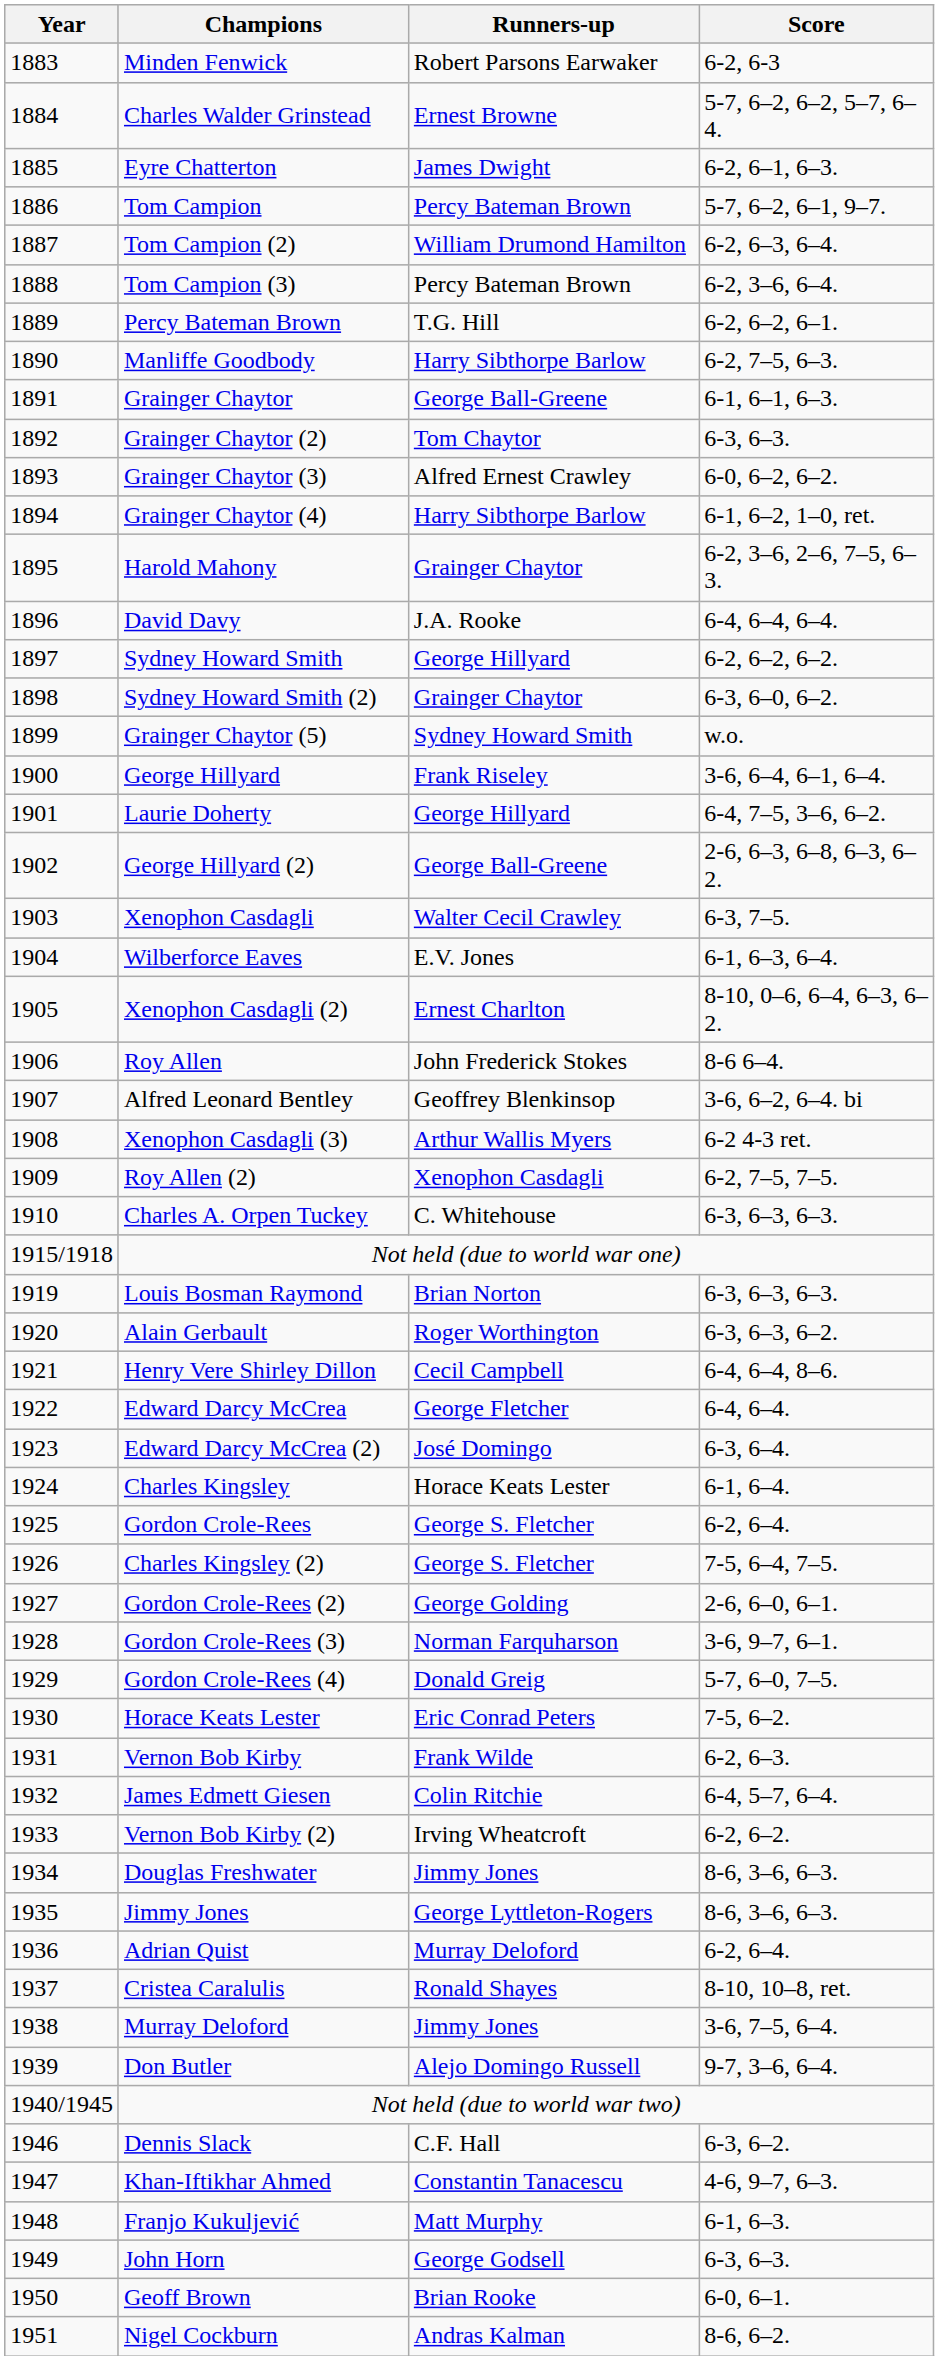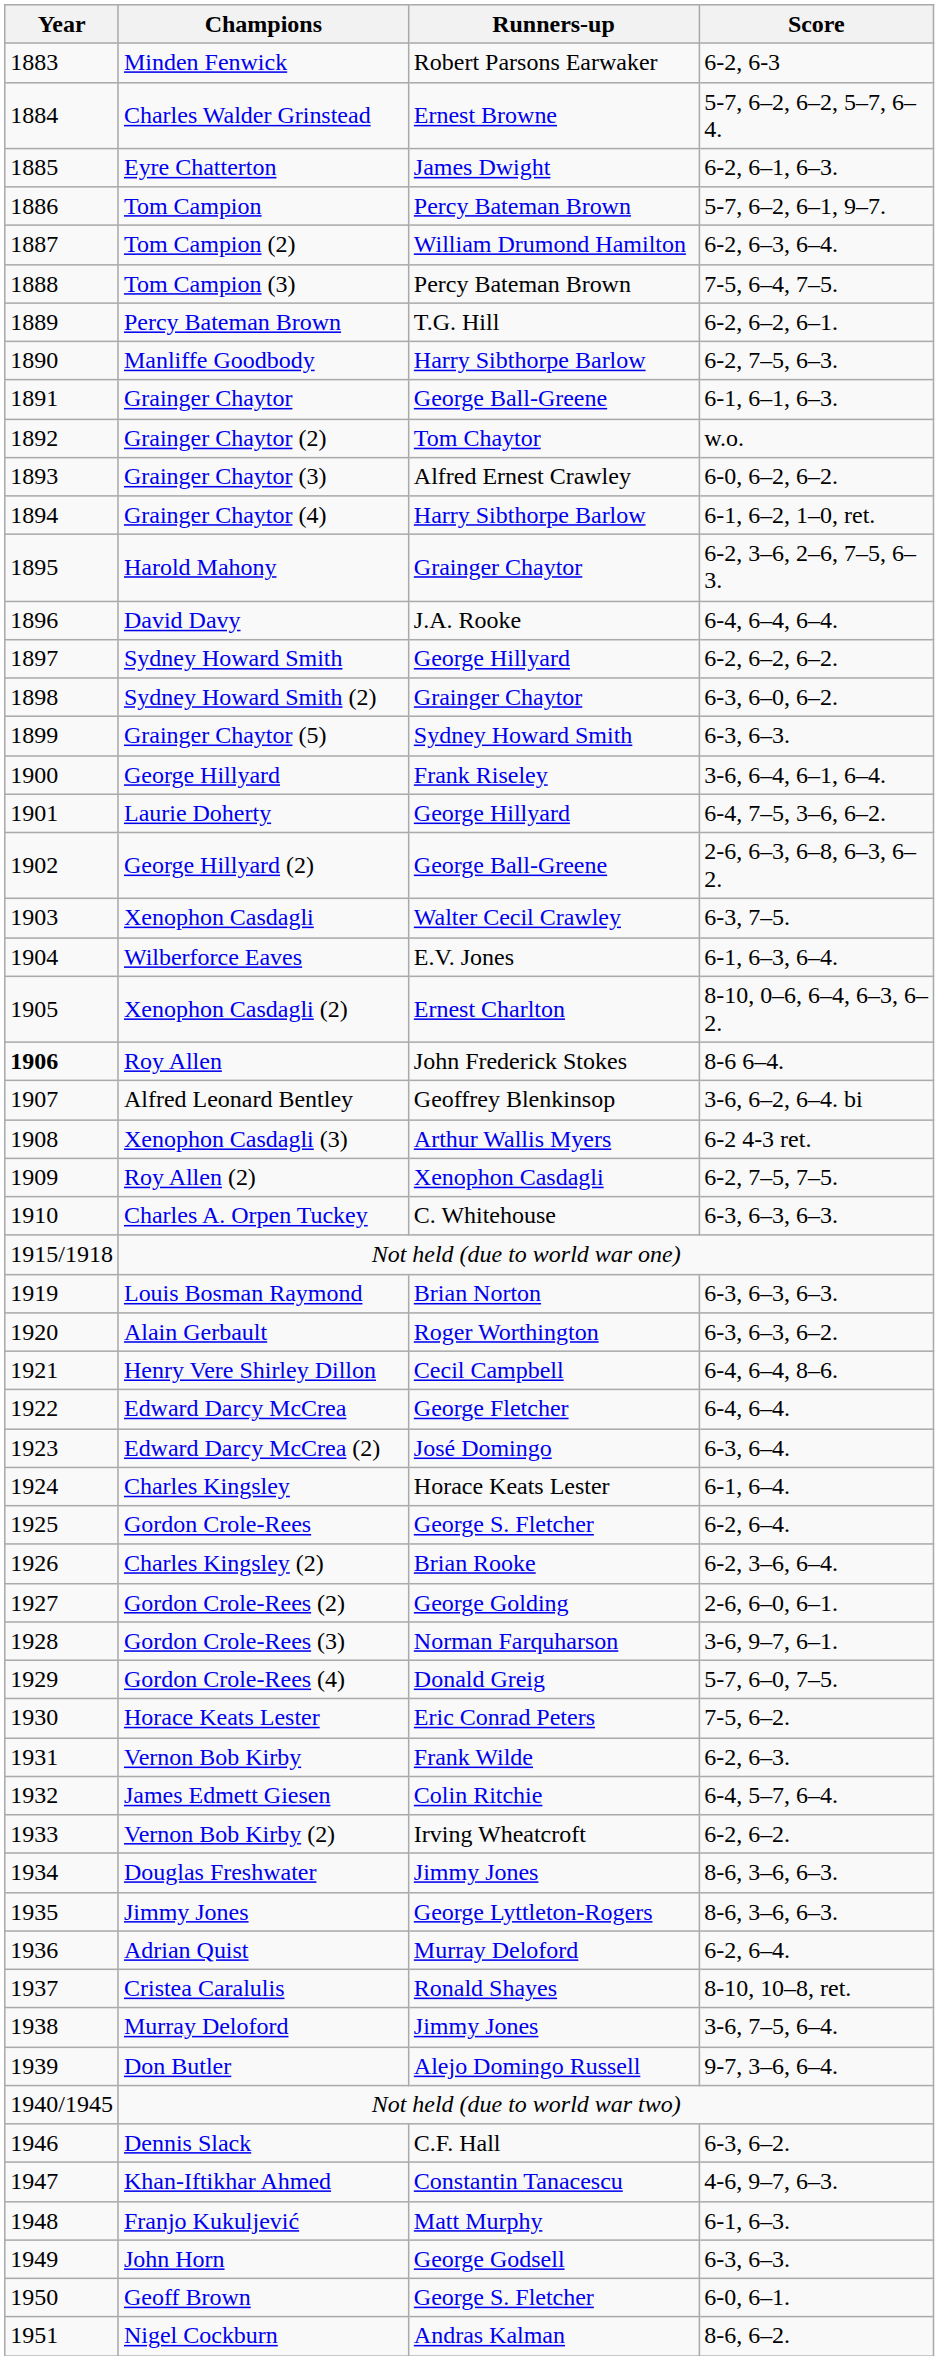(771, 282) 6-2, 3–6, 6–4. -> (771, 282) 7-5, 6–4, 7–5.
(747, 437) 6-3, 6–3. -> (724, 437) w.o.
(724, 735) w.o. -> (747, 735) 6-3, 6–3.
(34, 1060) normal -> (34, 1060) bold
(504, 1563) George S. Fletcher -> (475, 1563) Brian Rooke
(771, 1563) 7-5, 6–4, 7–5. -> (771, 1563) 6-2, 3–6, 6–4.
(475, 2297) Brian Rooke -> (504, 2297) George S. Fletcher
